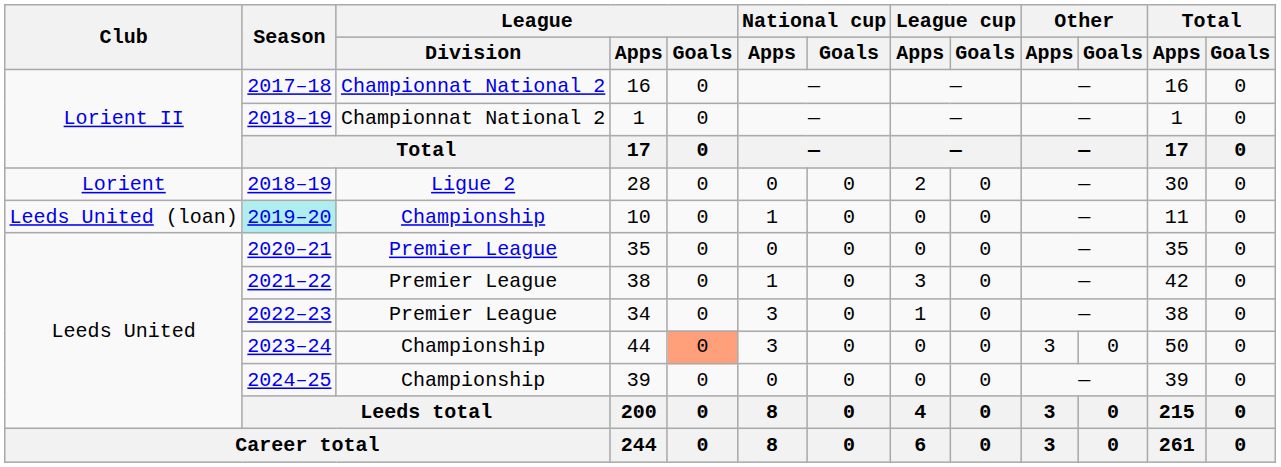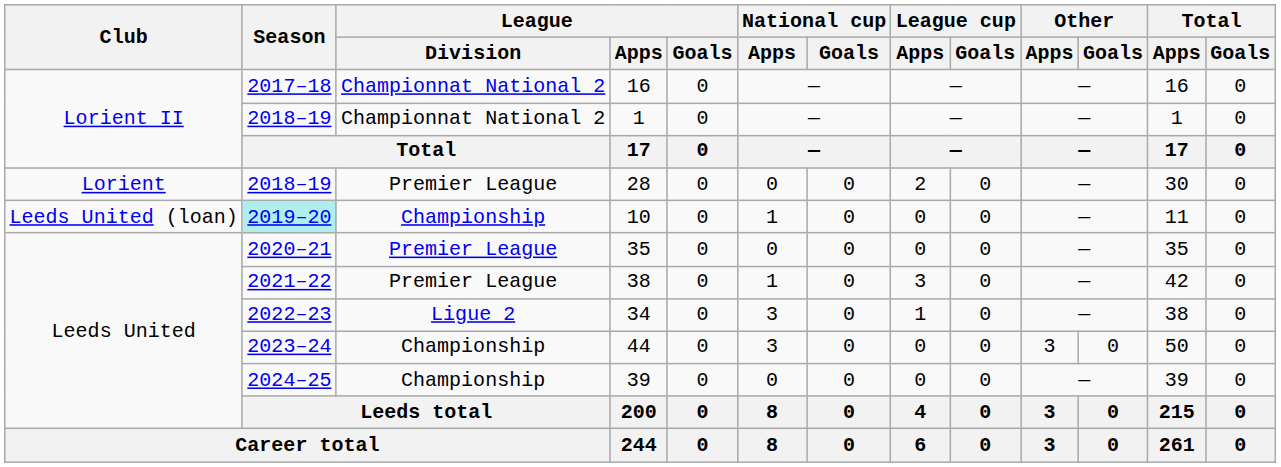(473, 184) Ligue 2 -> (473, 184) Premier League
(473, 315) Premier League -> (473, 315) Ligue 2
(702, 347) lightsalmon background -> (702, 347) no background
